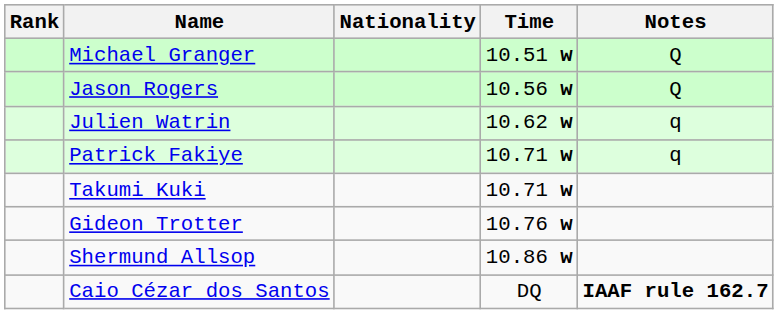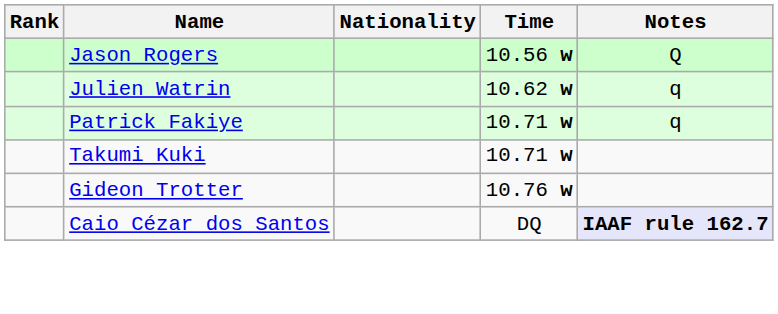- row: (162, 55)
- row: (162, 257)
(676, 291) no background -> (676, 224) lavender background
